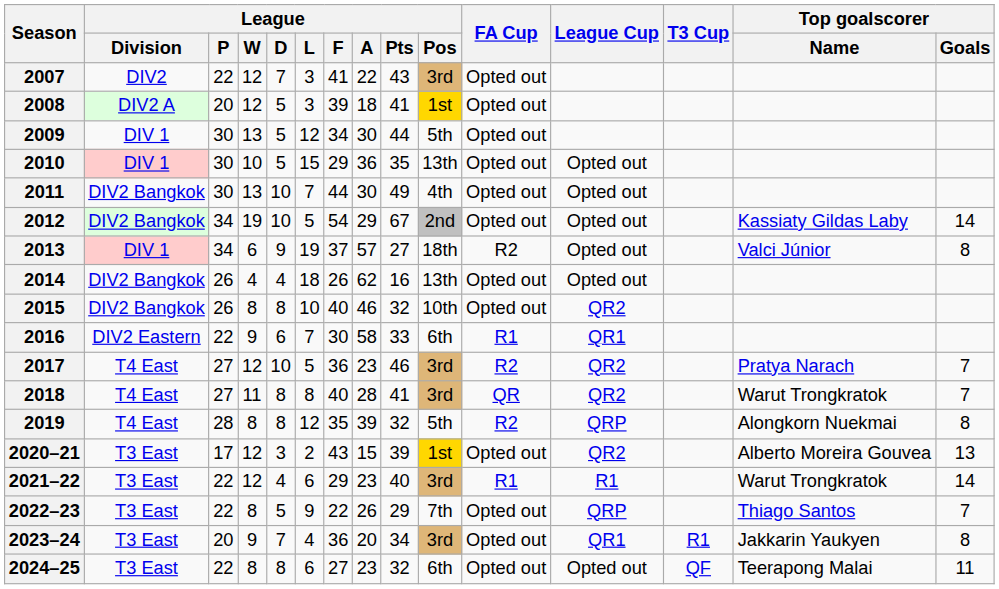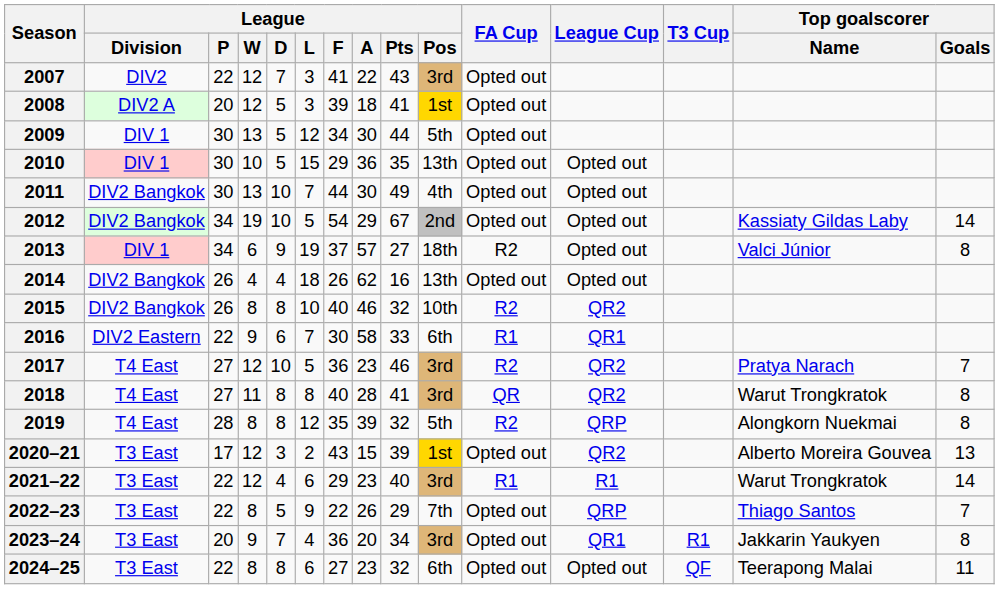(506, 308) Opted out -> (506, 308) R2
(965, 395) 7 -> (965, 395) 8
